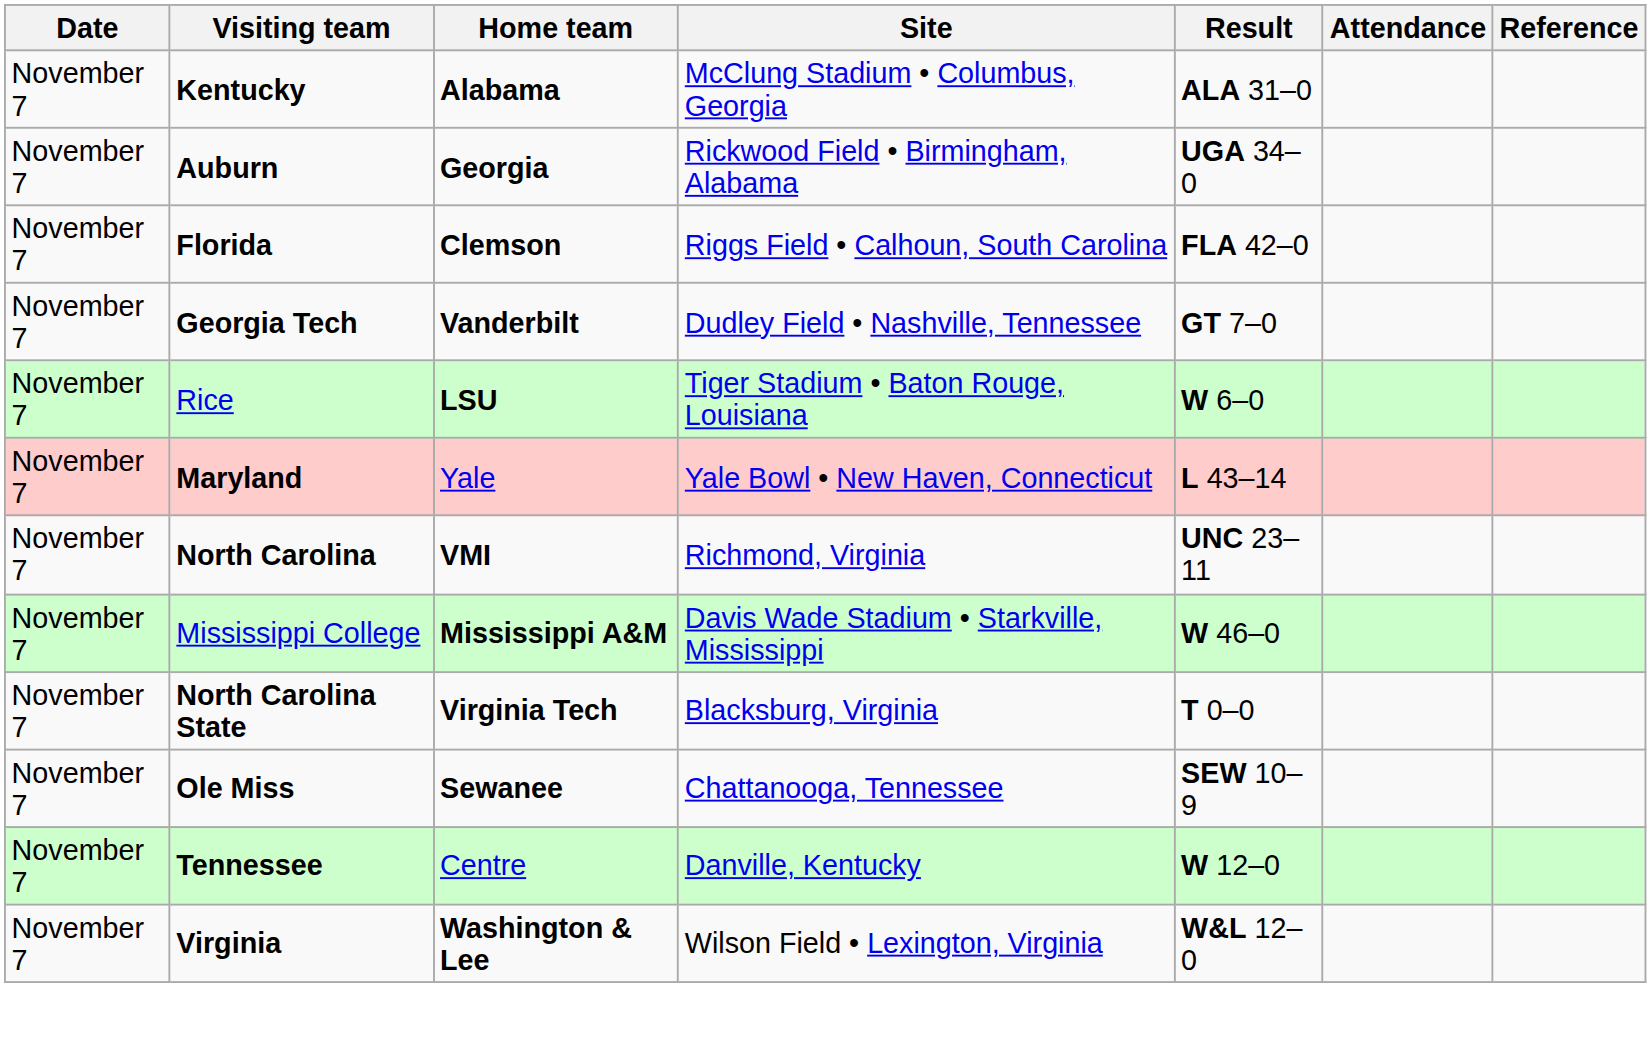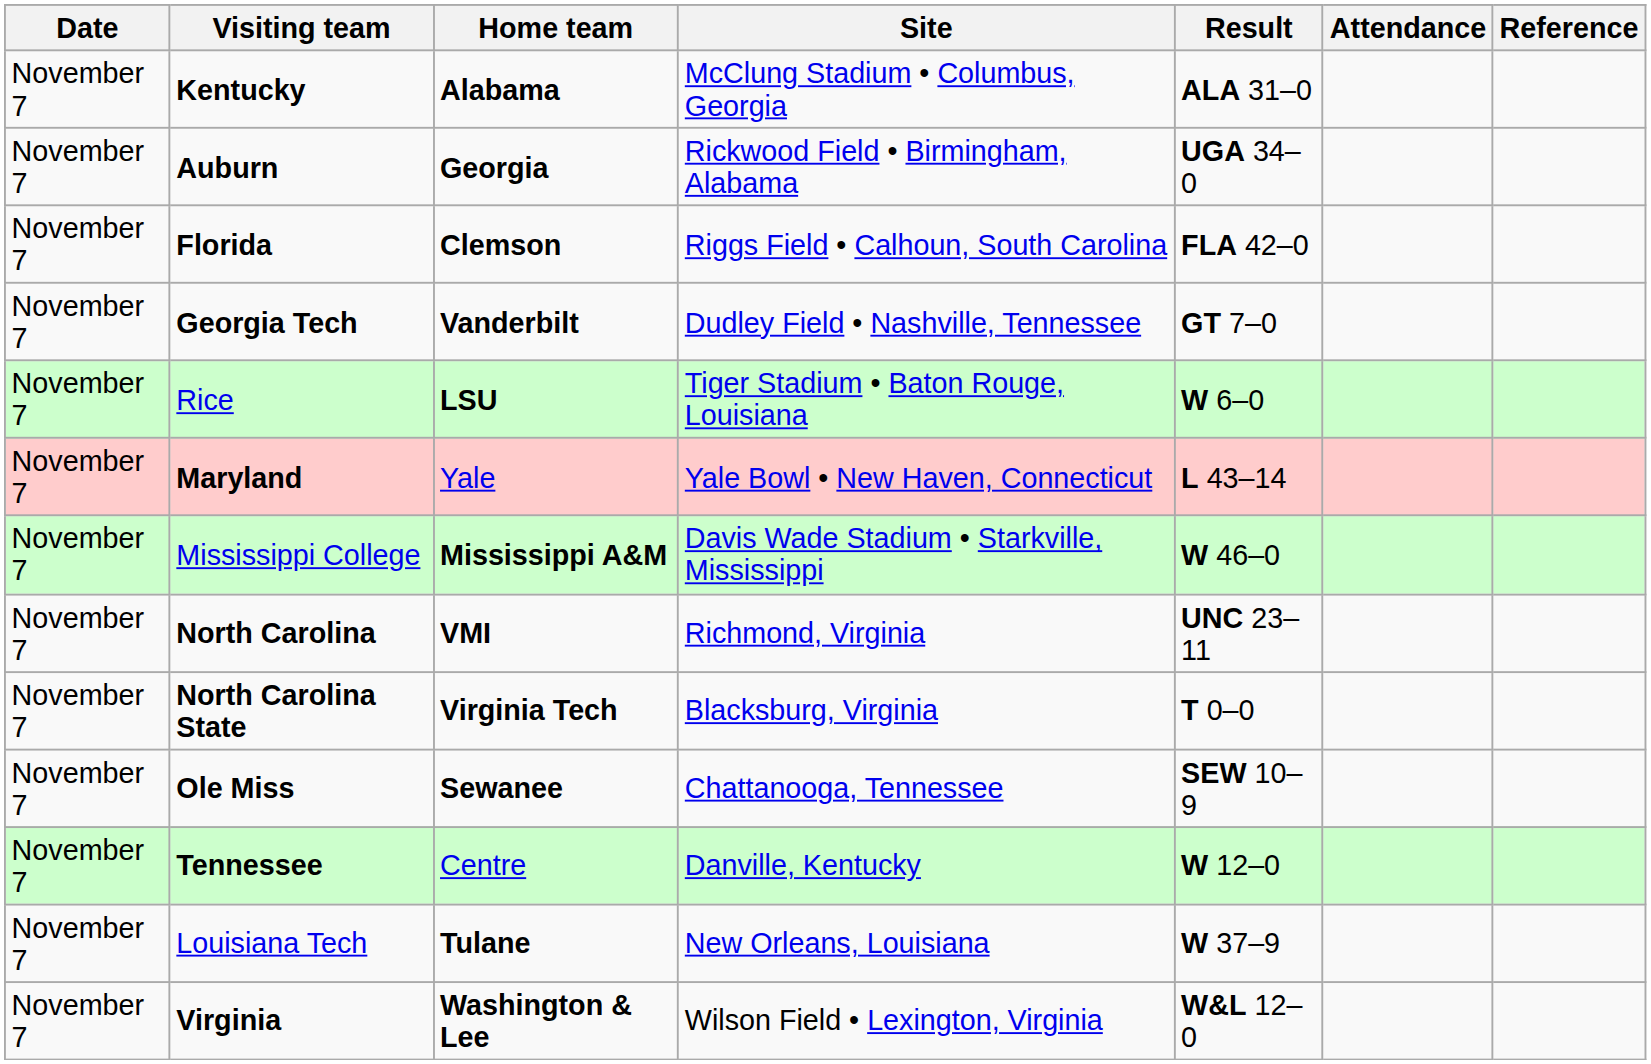rows swapped: (298, 633) <-> (276, 555)
+ row: (272, 943)
